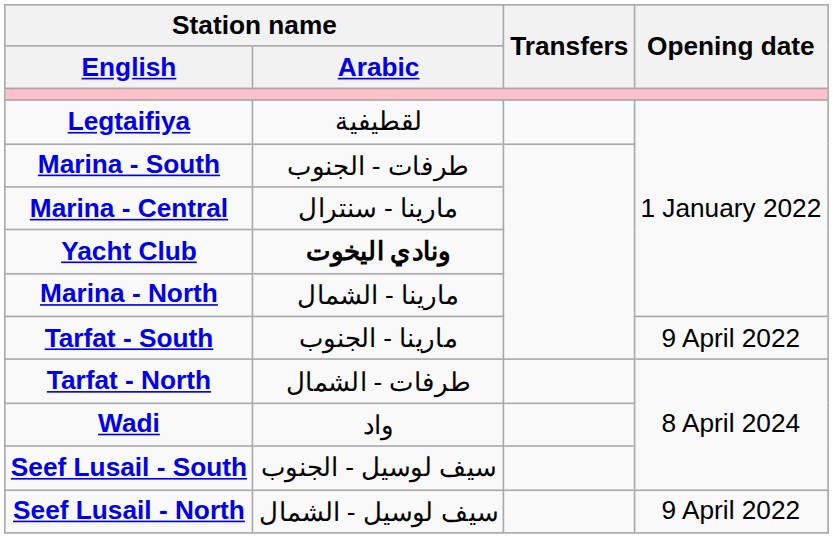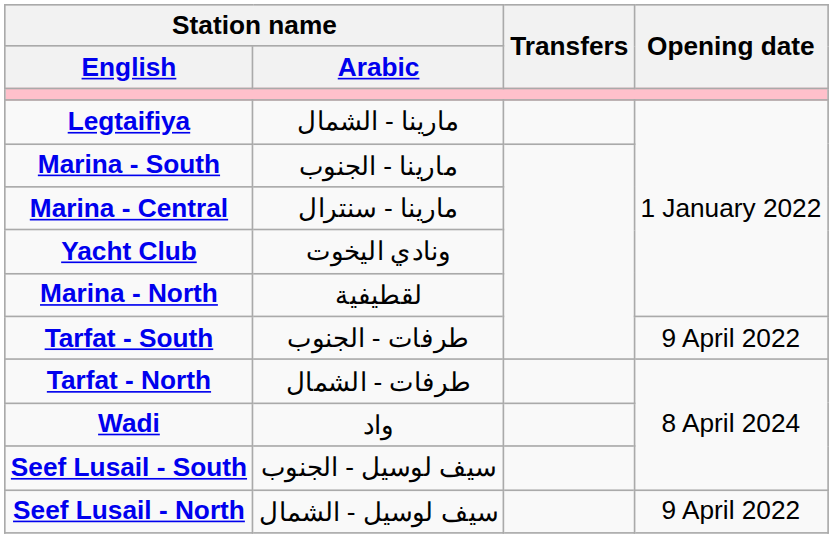(379, 122) لقطيفية -> (379, 122) مارينا - الشمال
(379, 165) طرفات - الجنوب -> (379, 165) مارينا - الجنوب
(379, 252) bold -> (379, 252) normal
(379, 295) مارينا - الشمال -> (379, 295) لقطيفية
(379, 338) مارينا - الجنوب -> (379, 338) طرفات - الجنوب
